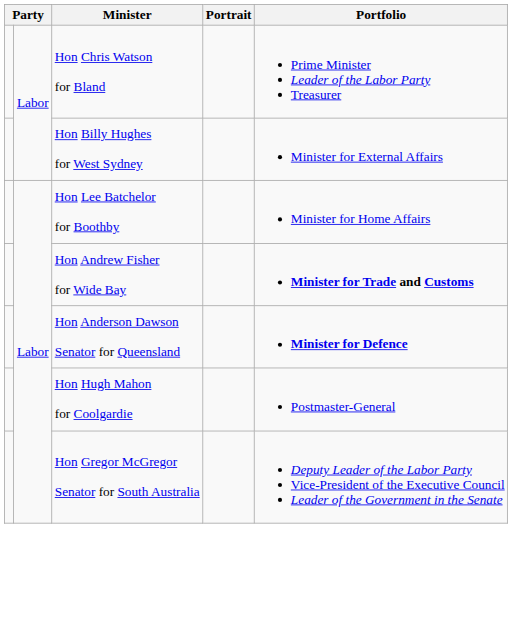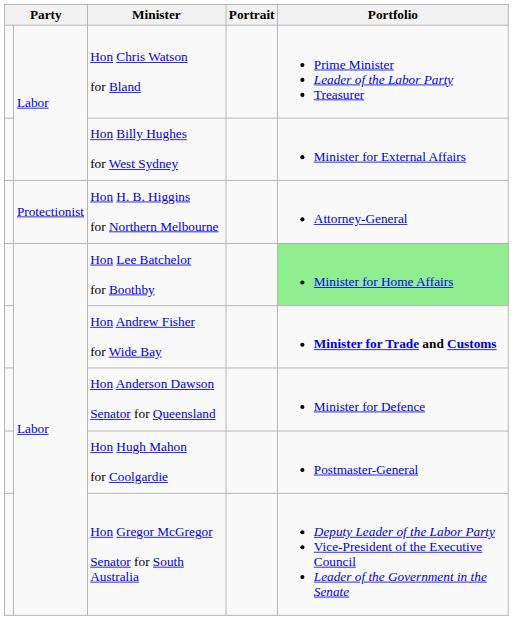+ row: (154, 211)
(381, 219) no background -> (393, 282) lightgreen background
(381, 344) bold -> (393, 407) normal
